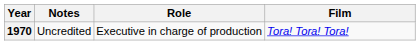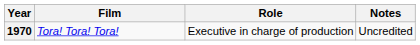columns swapped: (340, 13) <-> (64, 13)
